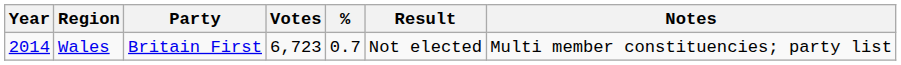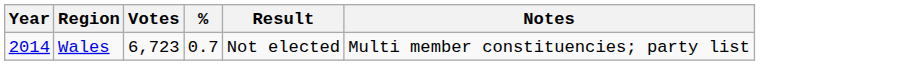- column: (195, 19)
